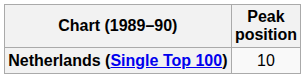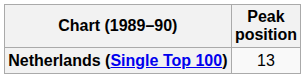(266, 60) 10 -> (266, 60) 13
